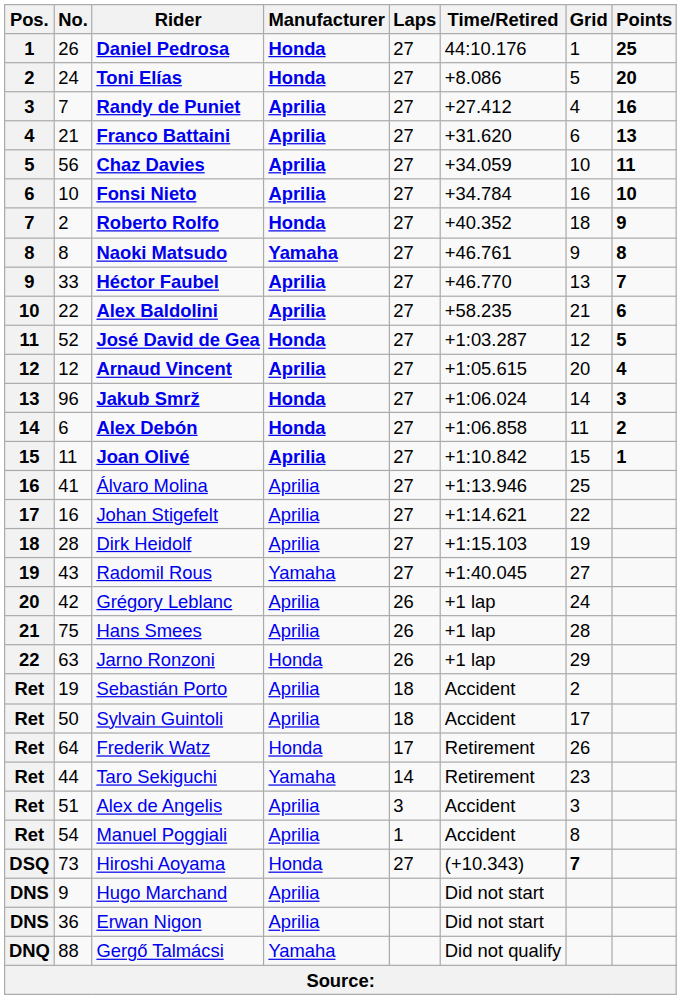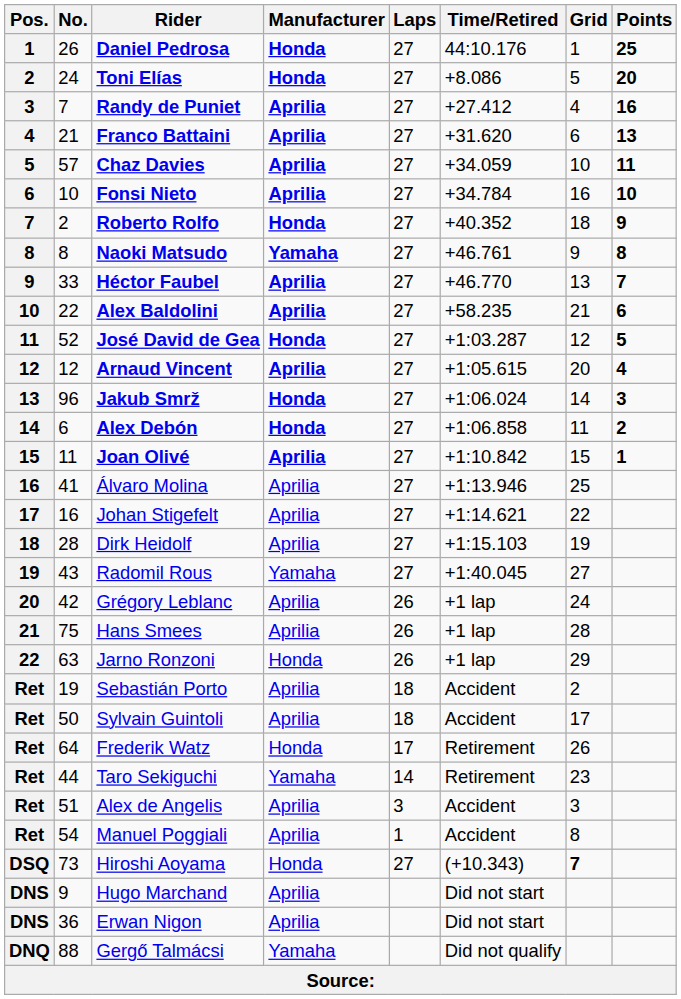(68, 165) 56 -> (68, 165) 57
